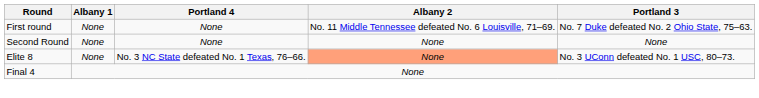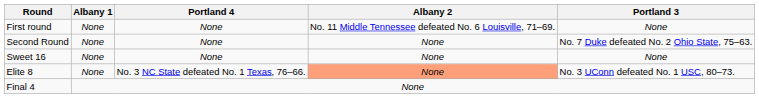(656, 27) No. 7 Duke defeated No. 2 Ohio State, 75–63. -> (656, 27) None
(656, 42) None -> (656, 42) No. 7 Duke defeated No. 2 Ohio State, 75–63.
+ row: (26, 57)
